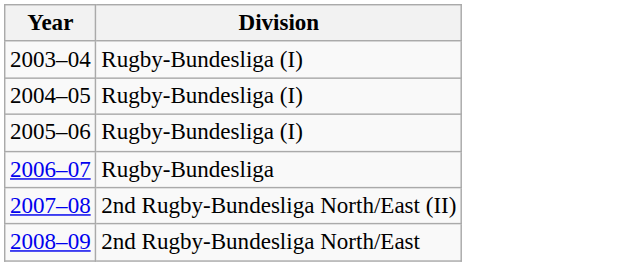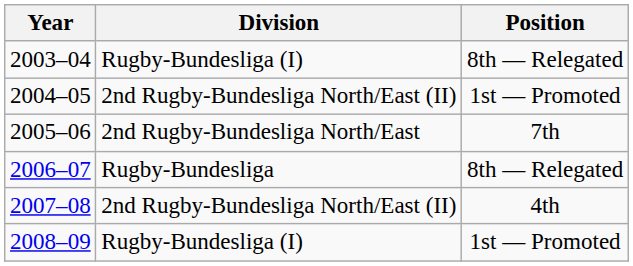+ column: (545, 22)
(202, 95) Rugby-Bundesliga (I) -> (279, 95) 2nd Rugby-Bundesliga North/East (II)
(202, 132) Rugby-Bundesliga (I) -> (261, 132) 2nd Rugby-Bundesliga North/East
(261, 242) 2nd Rugby-Bundesliga North/East -> (202, 242) Rugby-Bundesliga (I)
